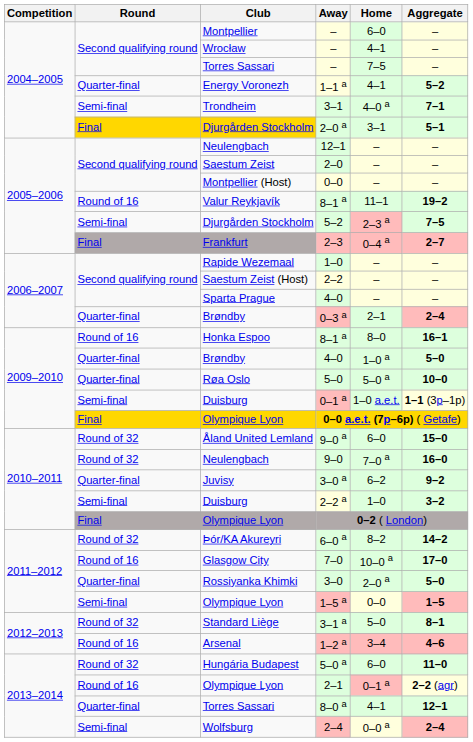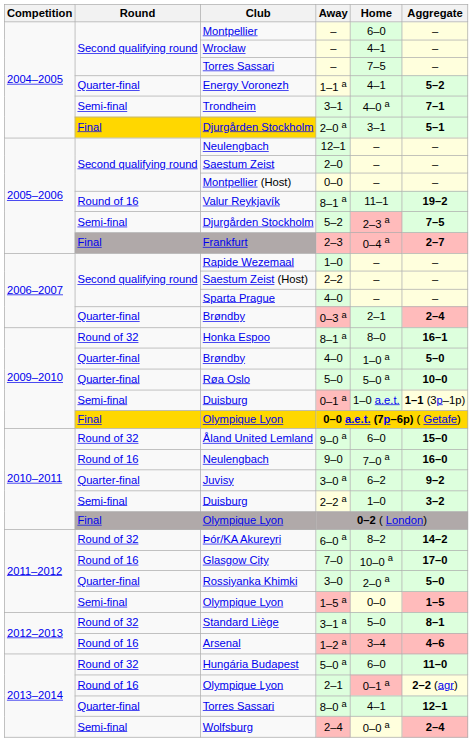(108, 338) Round of 16 -> (108, 338) Round of 32
(108, 459) Round of 32 -> (108, 459) Round of 16
